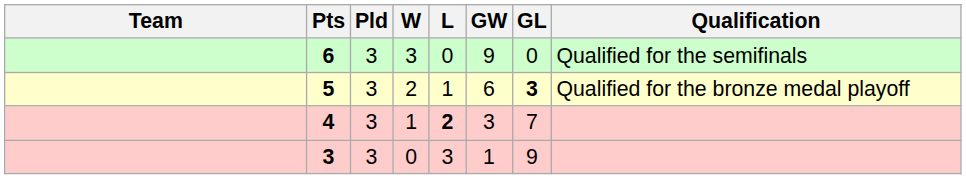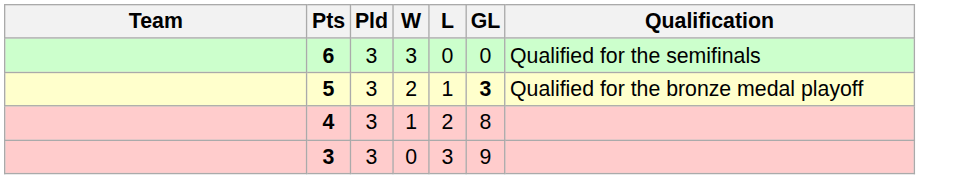- column: (489, 21)
(448, 122) bold -> (448, 122) normal
(532, 122) 7 -> (485, 122) 8
